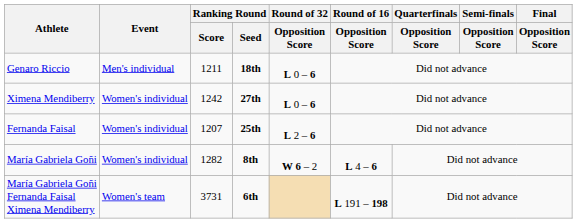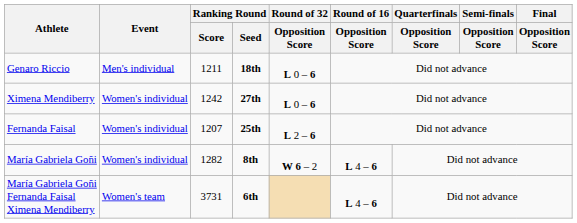(361, 203) L 191 – 198 -> (361, 203) L 4 – 6
